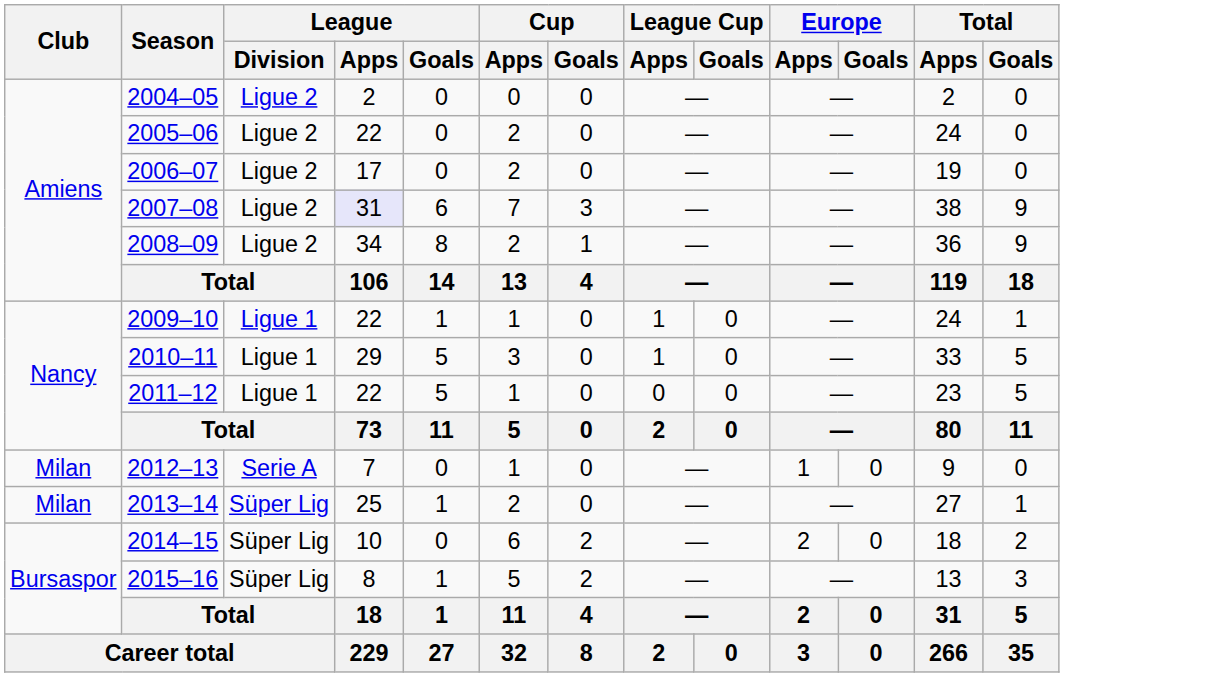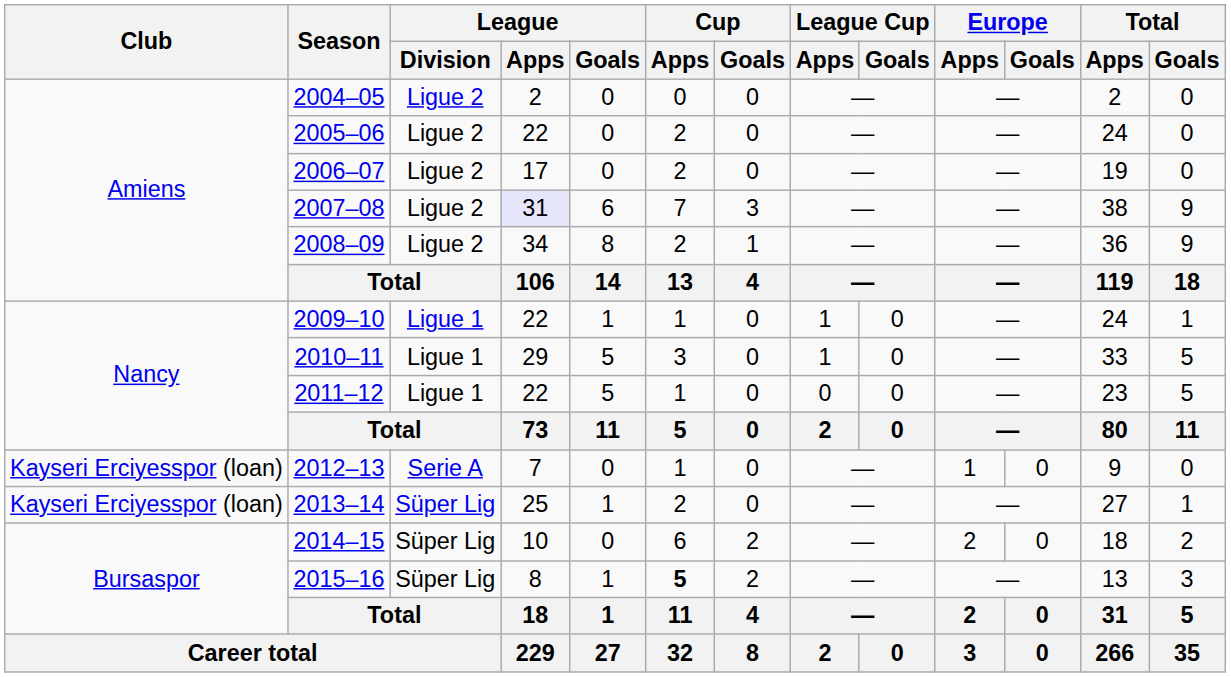(63, 467) Milan -> (146, 467) Kayseri Erciyesspor (loan)
(63, 504) Milan -> (146, 504) Kayseri Erciyesspor (loan)
(514, 578) normal -> (680, 578) bold
